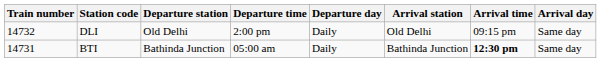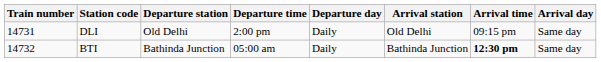(21, 31) 14732 -> (21, 31) 14731
(21, 48) 14731 -> (21, 48) 14732
